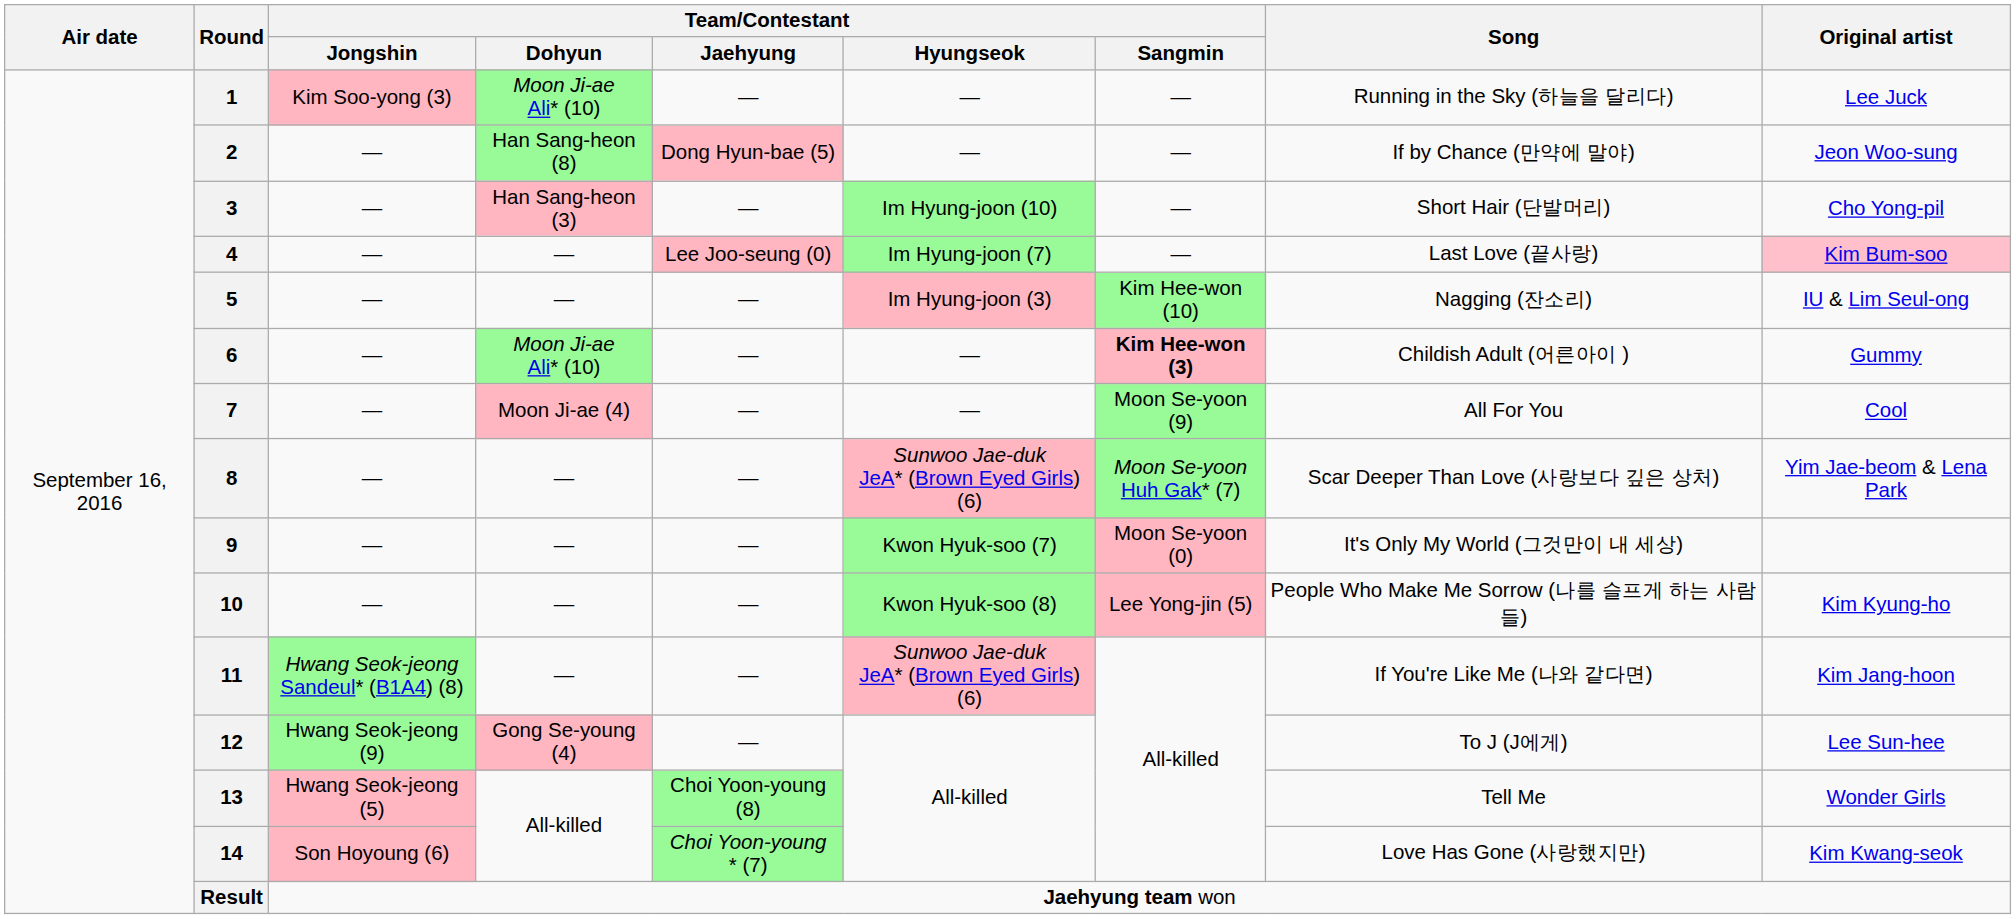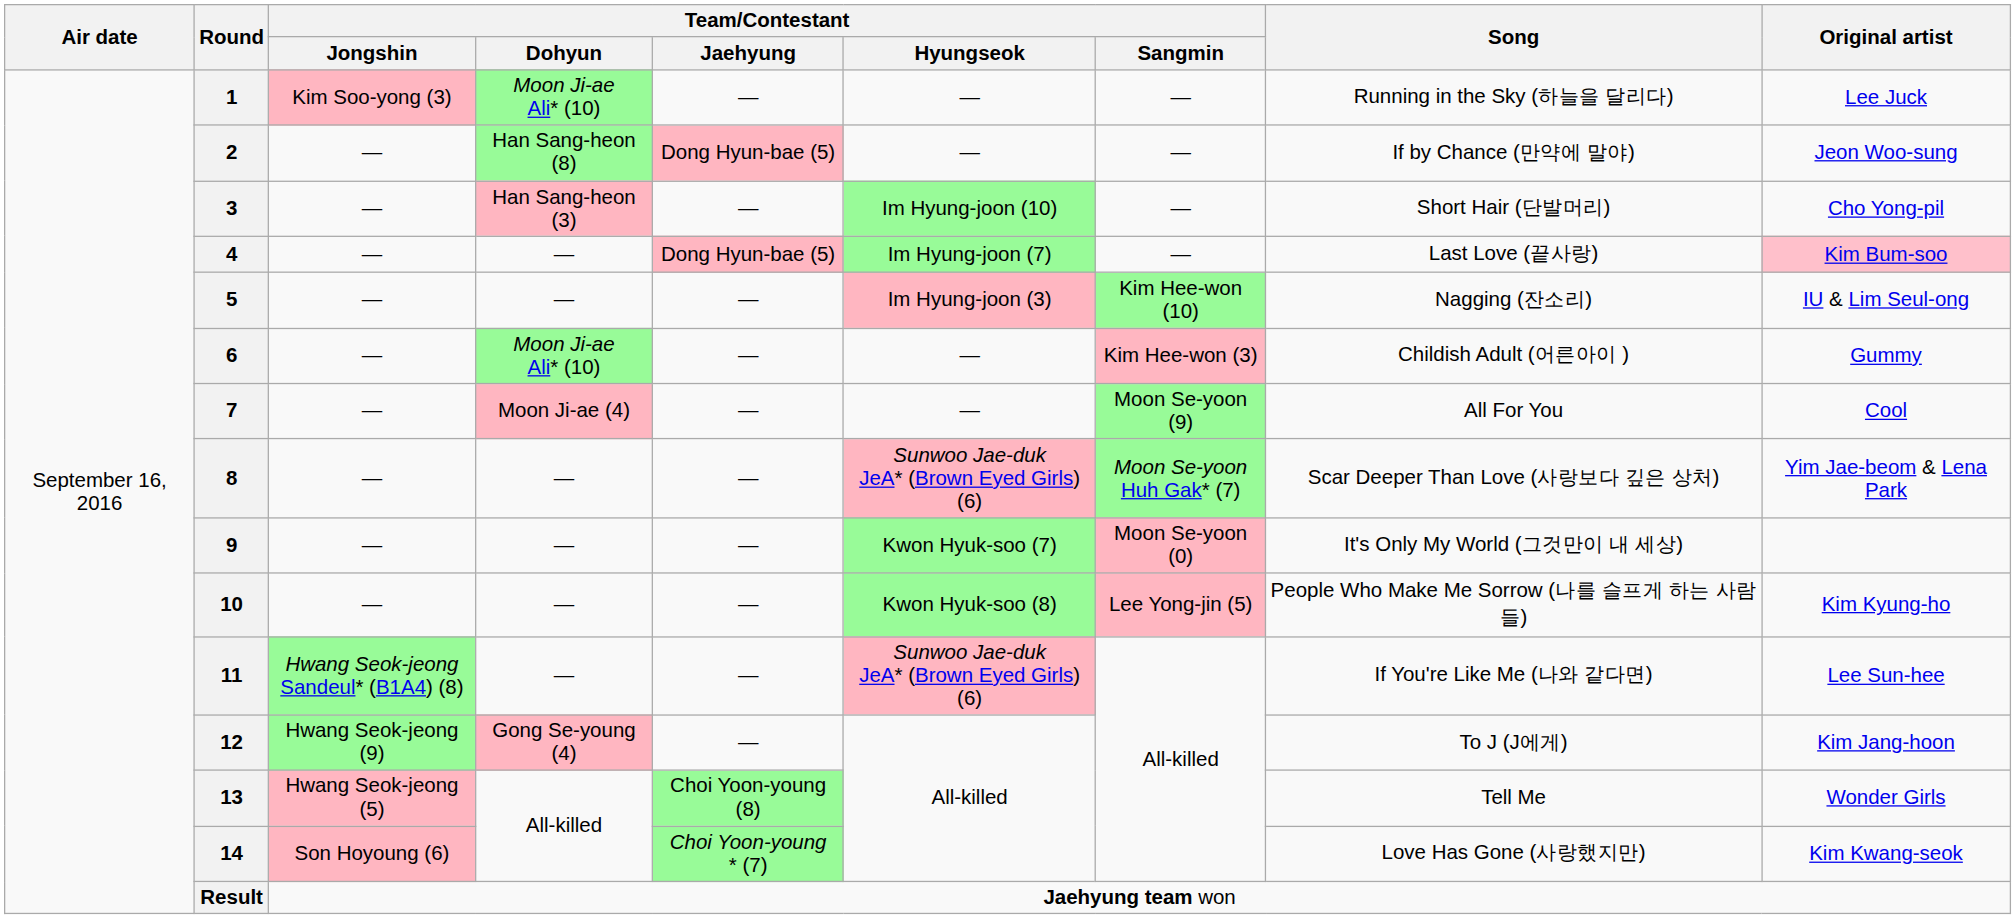(748, 254) Lee Joo-seung (0) -> (748, 254) Dong Hyun-bae (5)
(1181, 355) bold -> (1181, 355) normal
(1886, 675) Kim Jang-hoon -> (1886, 675) Lee Sun-hee
(1886, 742) Lee Sun-hee -> (1886, 742) Kim Jang-hoon
